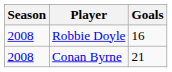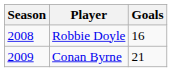(21, 56) 2008 -> (21, 56) 2009
